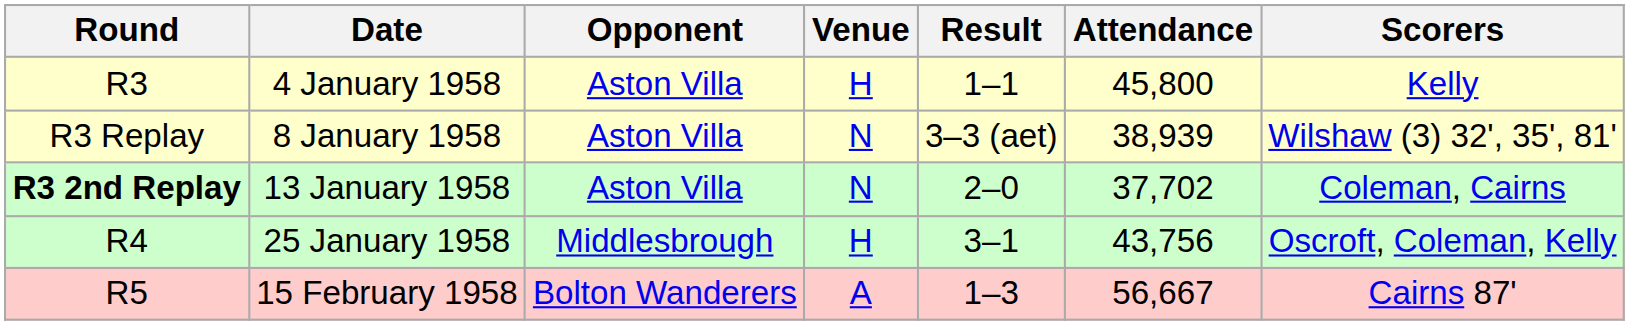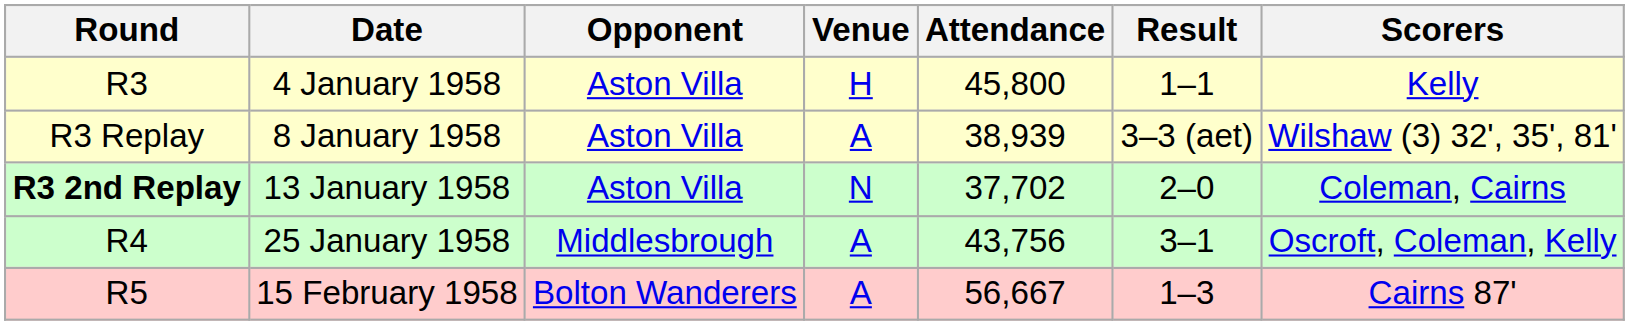columns swapped: (991, 30) <-> (1163, 30)
(861, 135) N -> (861, 135) A
(861, 240) H -> (861, 240) A
